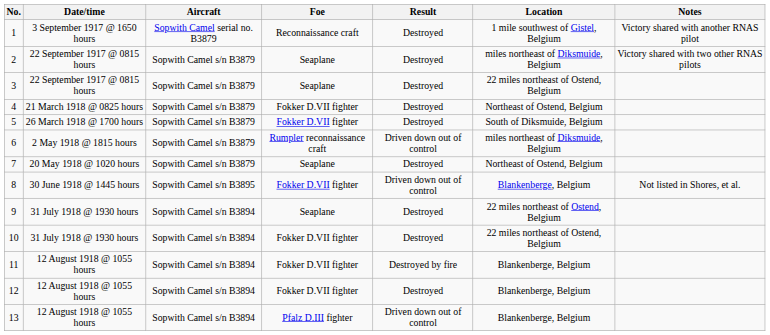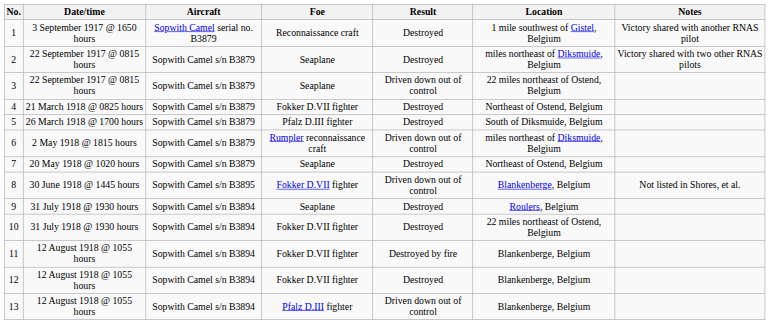(423, 86) Destroyed -> (423, 86) Driven down out of control
(317, 122) Fokker D.VII fighter -> (317, 122) Pfalz D.III fighter
(544, 211) 22 miles northeast of Ostend, Belgium -> (544, 206) Roulers, Belgium
